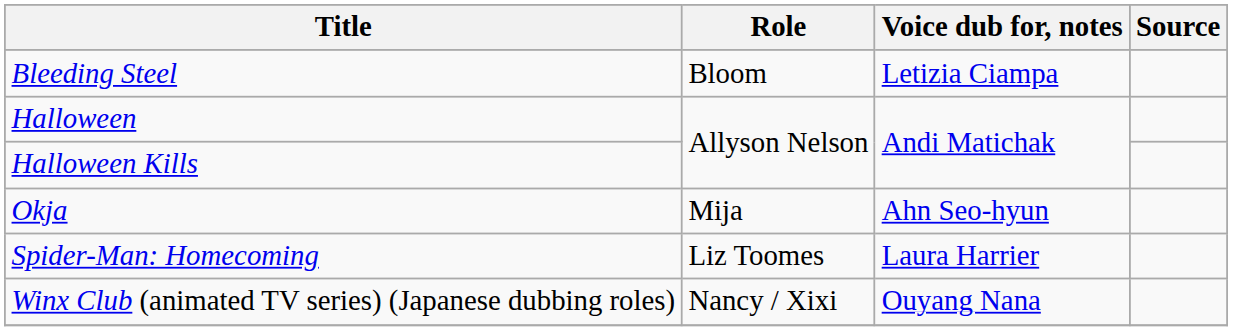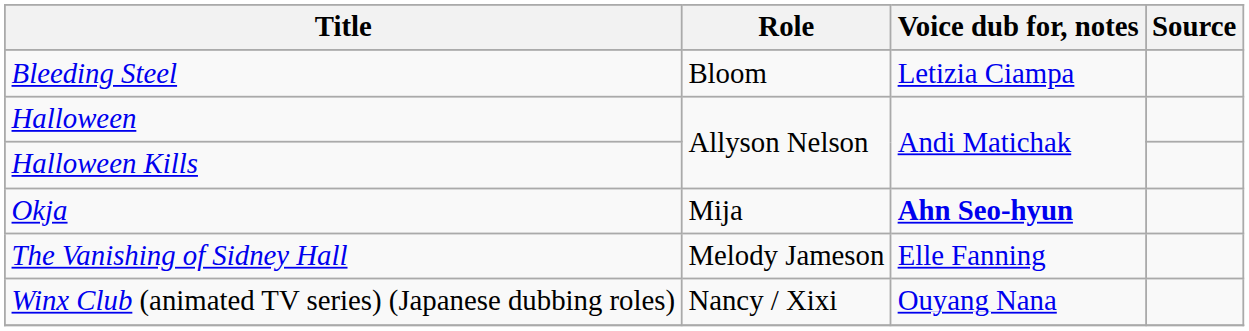(965, 210) normal -> (985, 210) bold
- row: (165, 255)
+ row: (180, 255)
